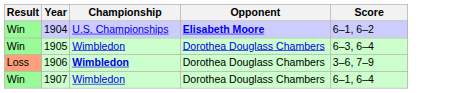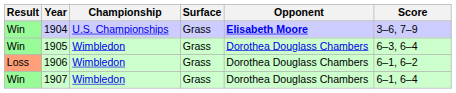+ column: (202, 12)
(353, 29) 6–1, 6–2 -> (397, 29) 3–6, 7–9
(101, 63) bold -> (99, 63) normal
(353, 63) 3–6, 7–9 -> (397, 63) 6–1, 6–2
